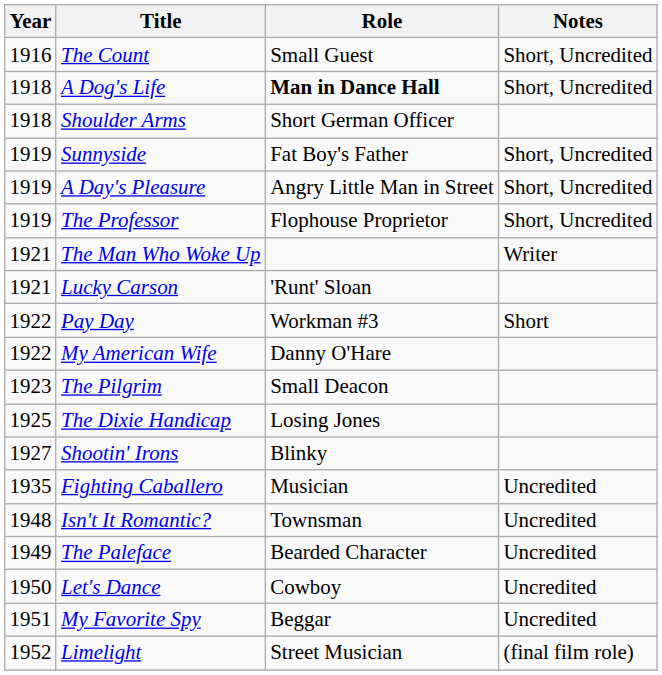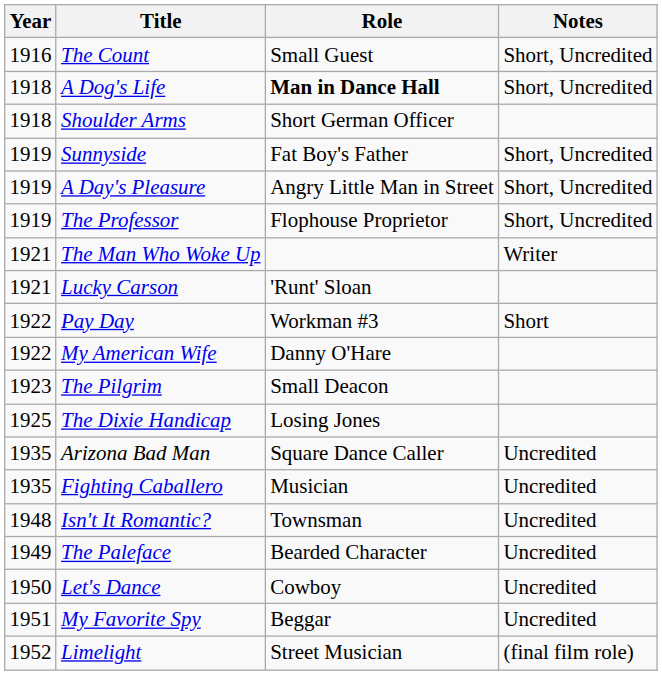- row: (120, 453)
+ row: (136, 453)
